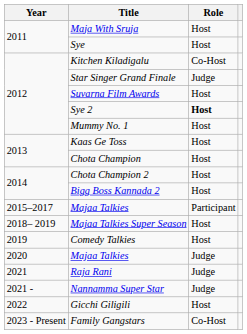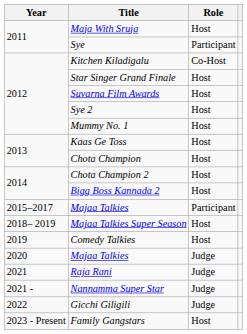(201, 45) Host -> (213, 45) Participant
(203, 77) Judge -> (201, 77) Host
(201, 110) bold -> (201, 110) normal
(201, 304) Host -> (203, 304) Judge
(209, 321) Co-Host -> (201, 321) Host
